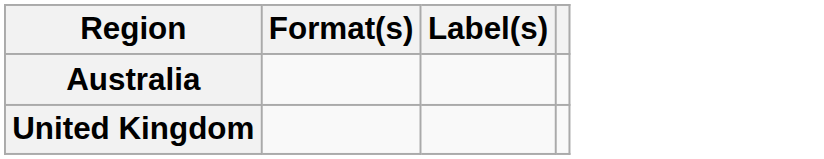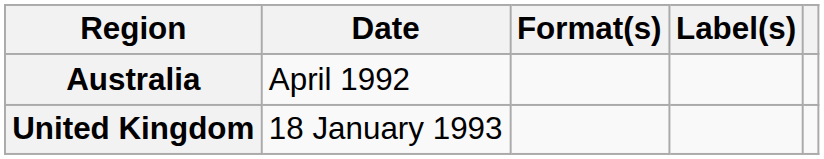+ column: (386, 29)
